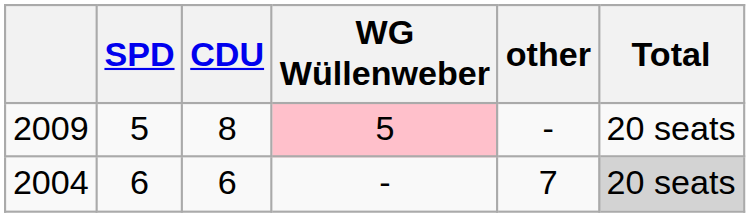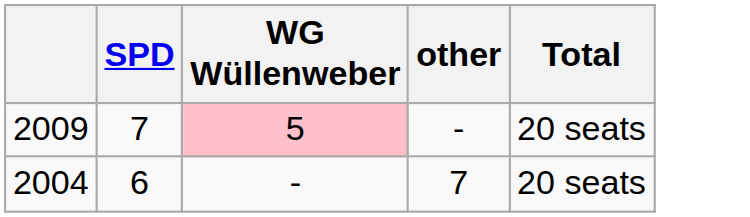- column: (227, 54)
(139, 128) 5 -> (139, 128) 7
(671, 183) lightgrey background -> (581, 183) no background
